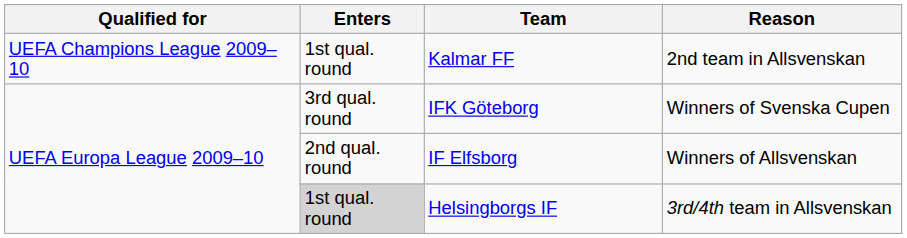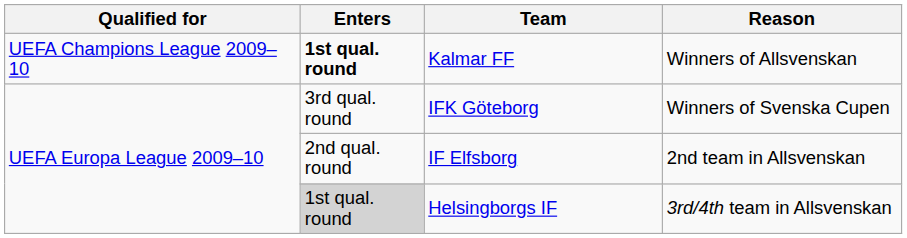(340, 58) normal -> (342, 58) bold
(766, 58) 2nd team in Allsvenskan -> (762, 58) Winners of Allsvenskan
(762, 158) Winners of Allsvenskan -> (766, 158) 2nd team in Allsvenskan
